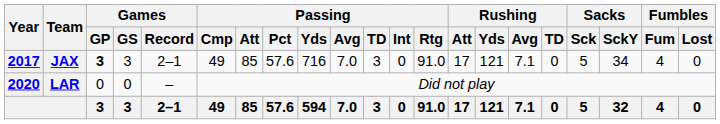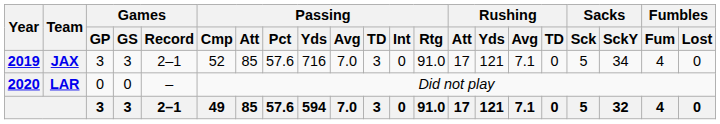(24, 61) 2017 -> (24, 61) 2019
(100, 61) bold -> (100, 61) normal
(217, 61) 49 -> (217, 61) 52
